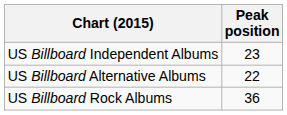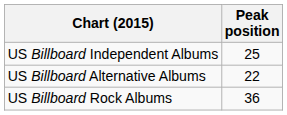(252, 53) 23 -> (252, 53) 25
